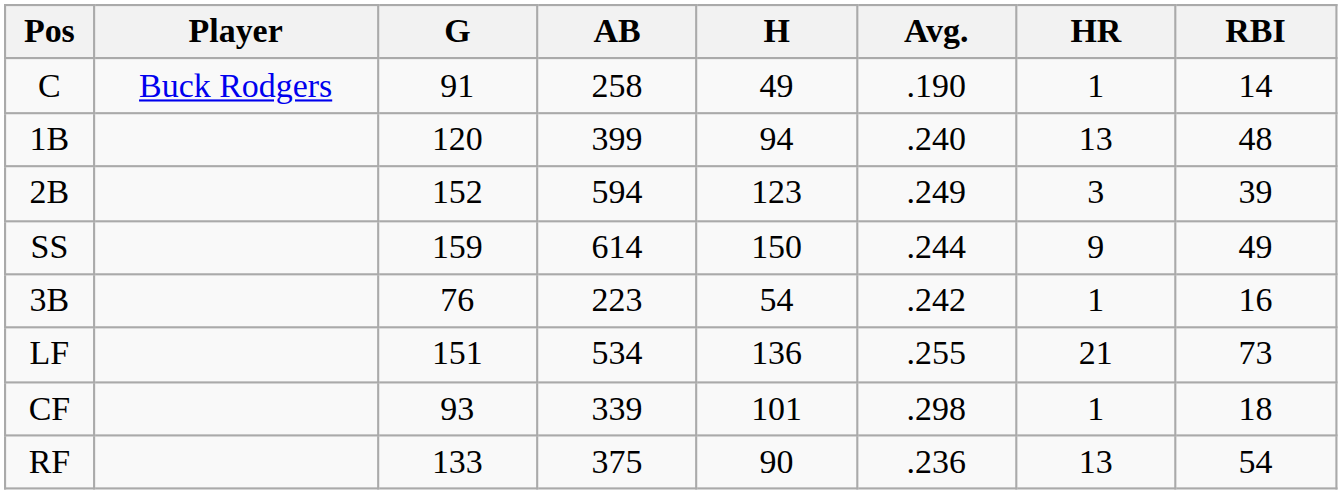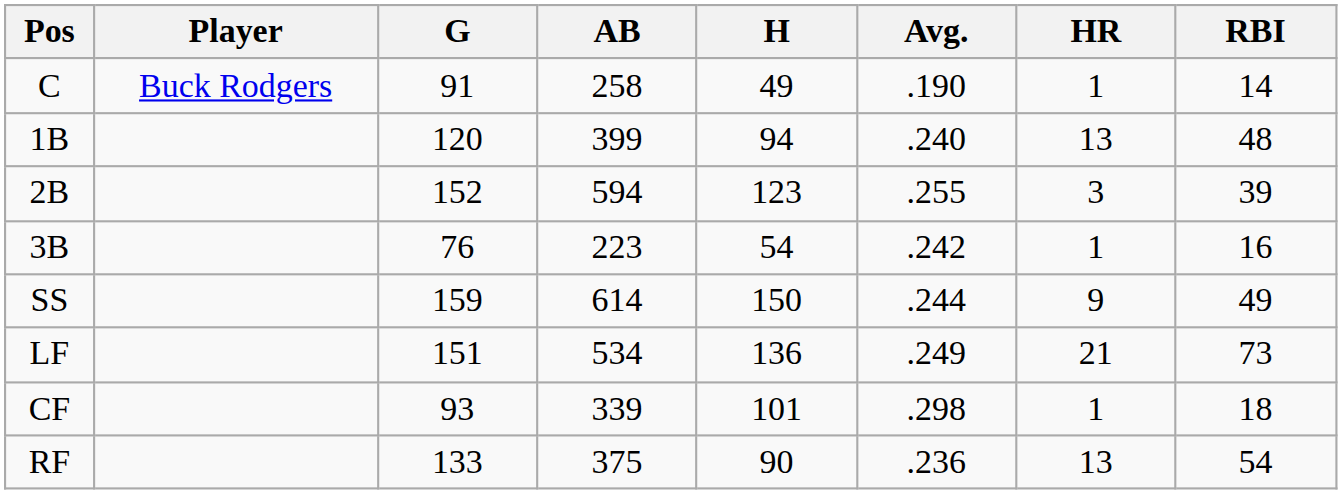(936, 192) .249 -> (936, 192) .255
rows swapped: (49, 300) <-> (49, 246)
(936, 354) .255 -> (936, 354) .249
